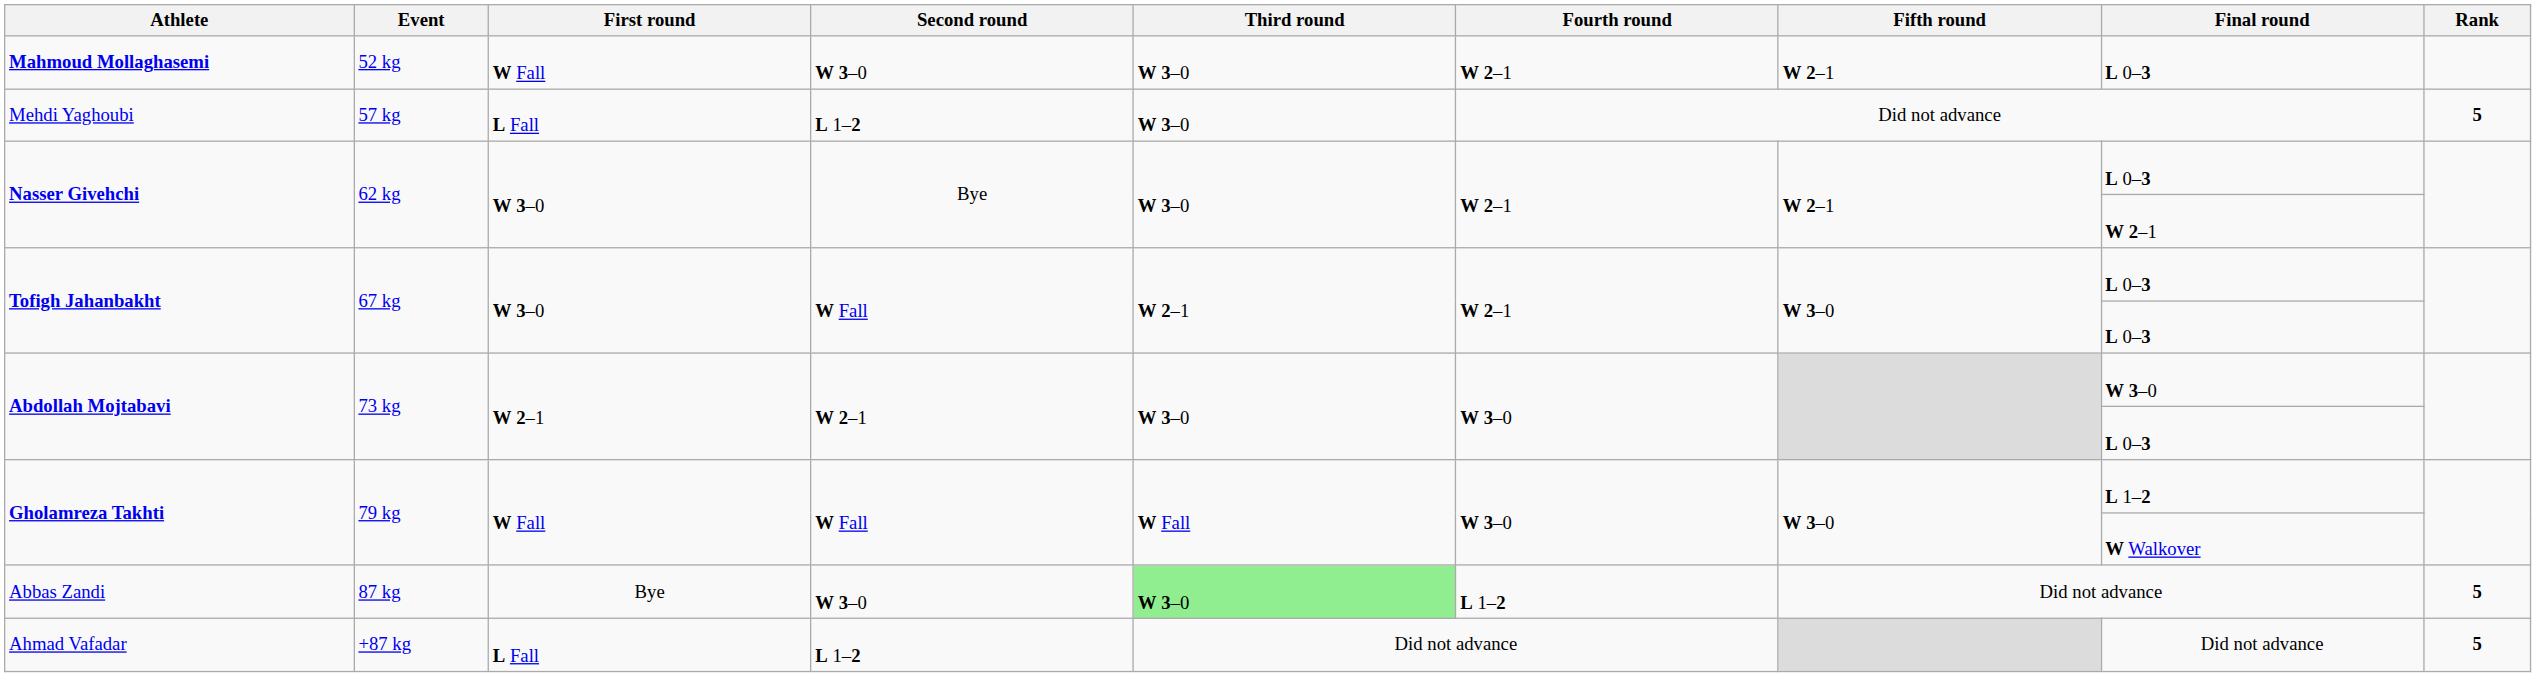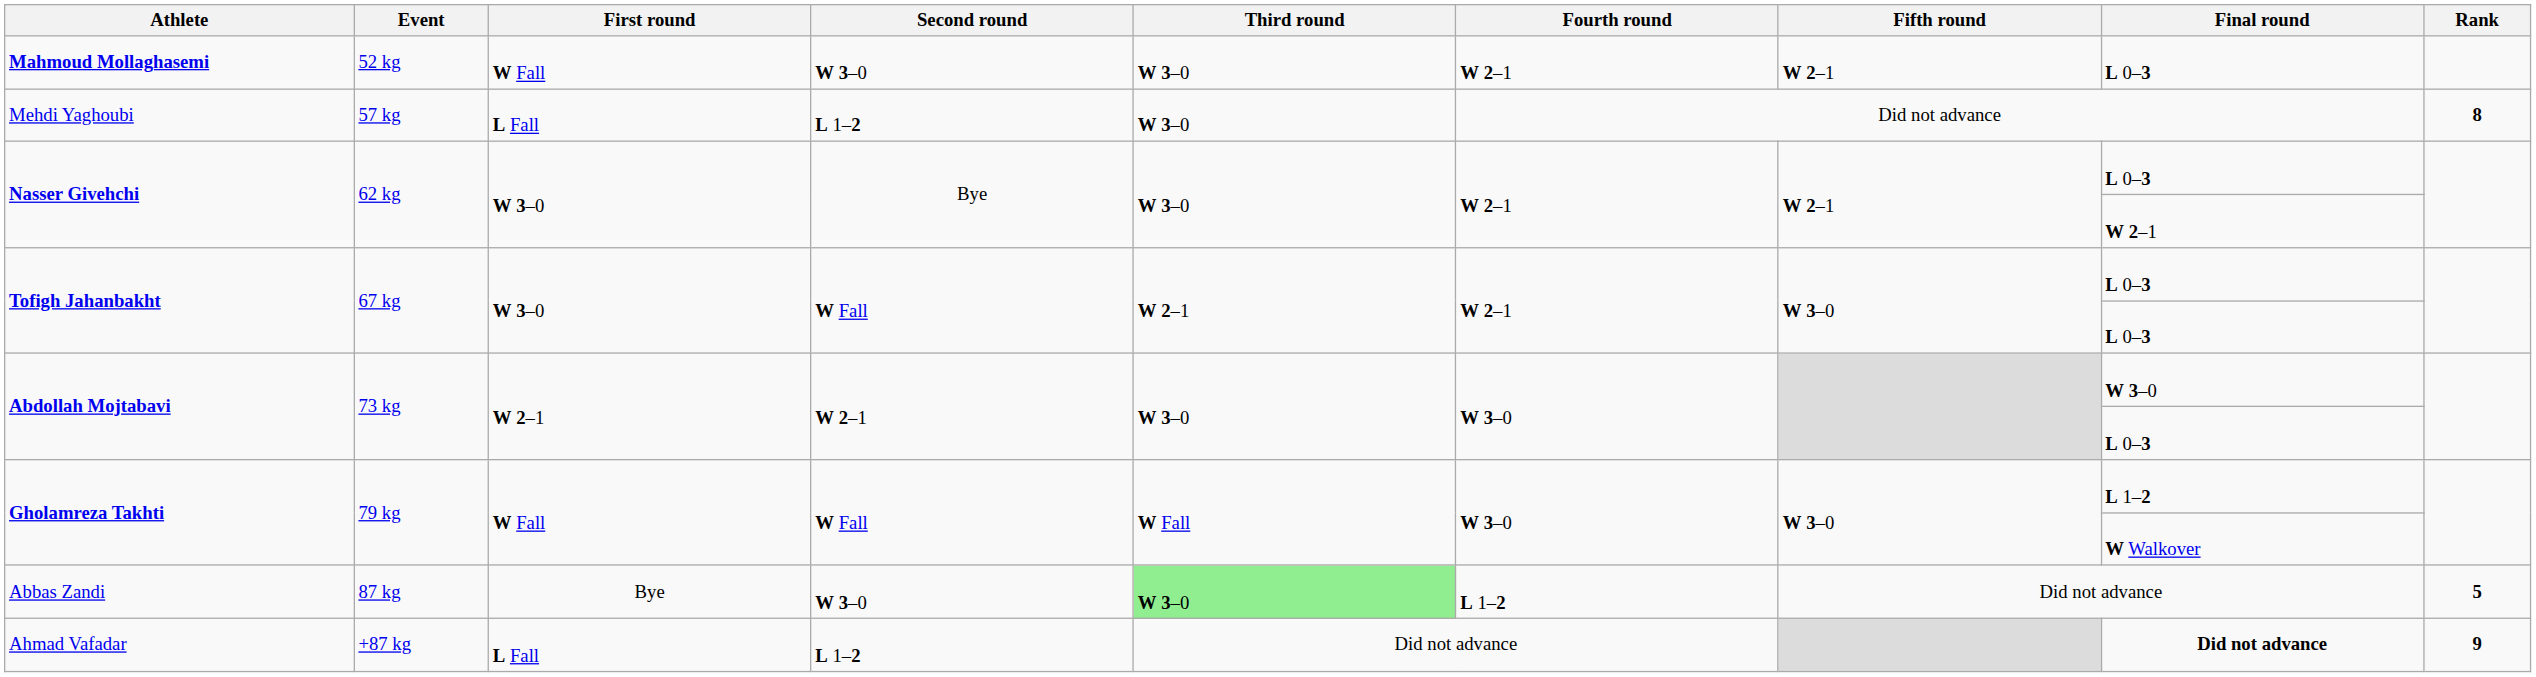(2477, 115) 5 -> (2477, 115) 8
(2262, 644) normal -> (2262, 644) bold
(2477, 644) 5 -> (2477, 644) 9
